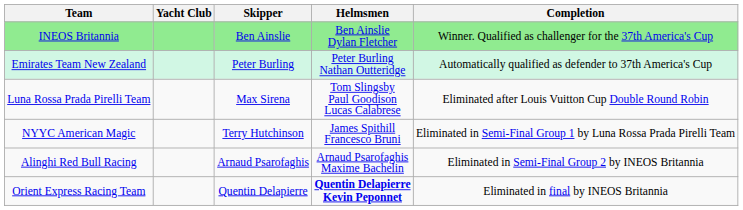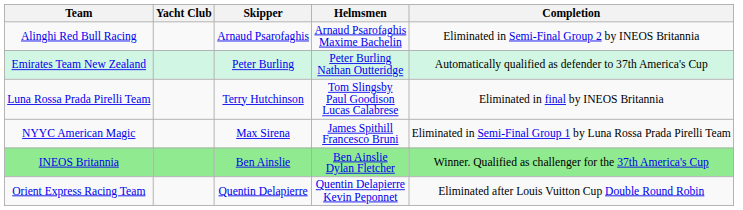rows swapped: (79, 36) <-> (79, 162)
(263, 99) Max Sirena -> (263, 99) Terry Hutchinson
(576, 99) Eliminated after Louis Vuitton Cup Double Round Robin -> (571, 99) Eliminated in final by INEOS Britannia
(263, 134) Terry Hutchinson -> (263, 134) Max Sirena
(362, 191) bold -> (360, 191) normal
(576, 191) Eliminated in final by INEOS Britannia -> (571, 191) Eliminated after Louis Vuitton Cup Double Round Robin
